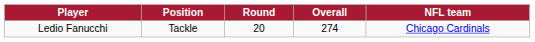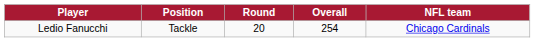(330, 28) 274 -> (330, 28) 254
